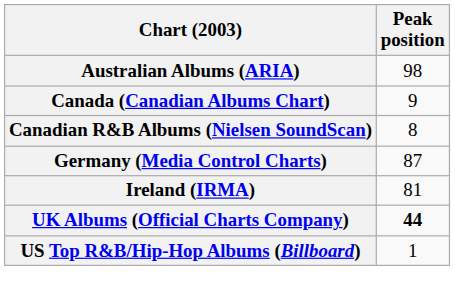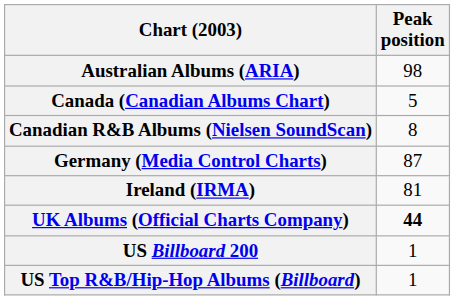(413, 100) 9 -> (413, 100) 5
+ row: (190, 250)
